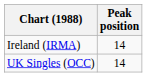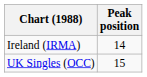(120, 63) 14 -> (120, 63) 15
